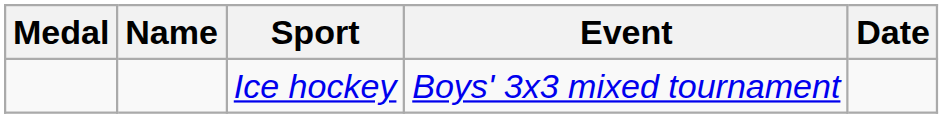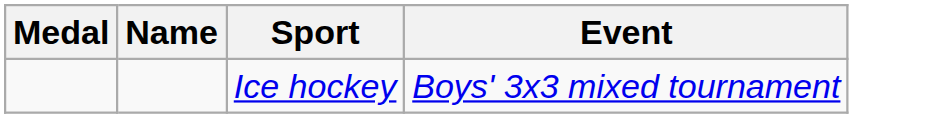- column: (893, 32)
